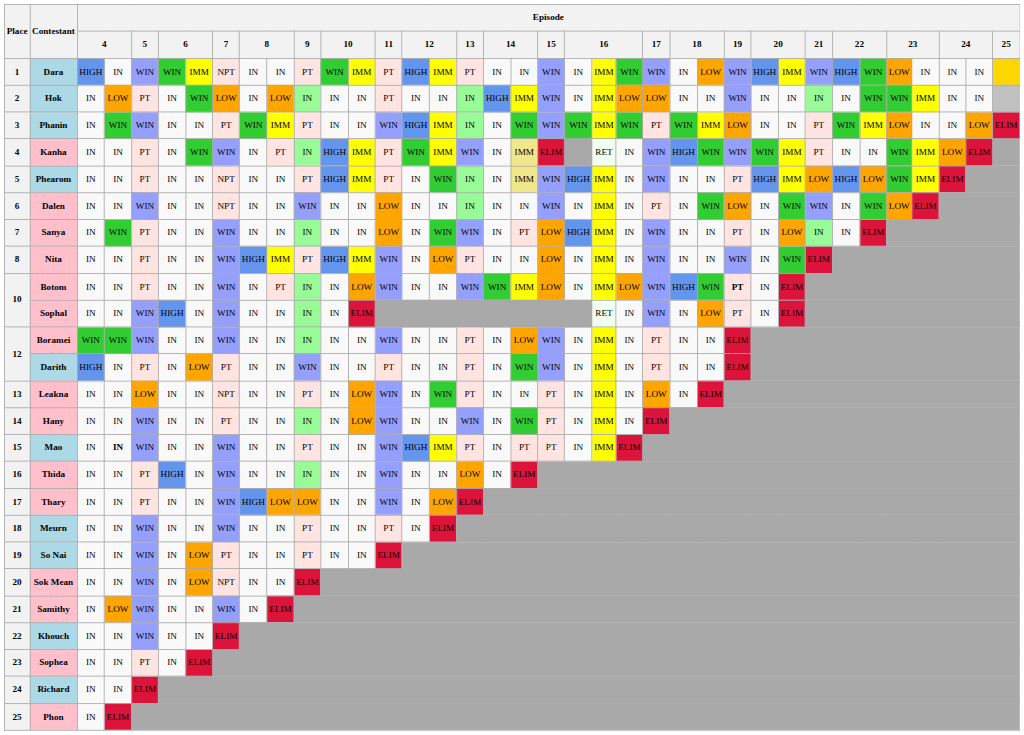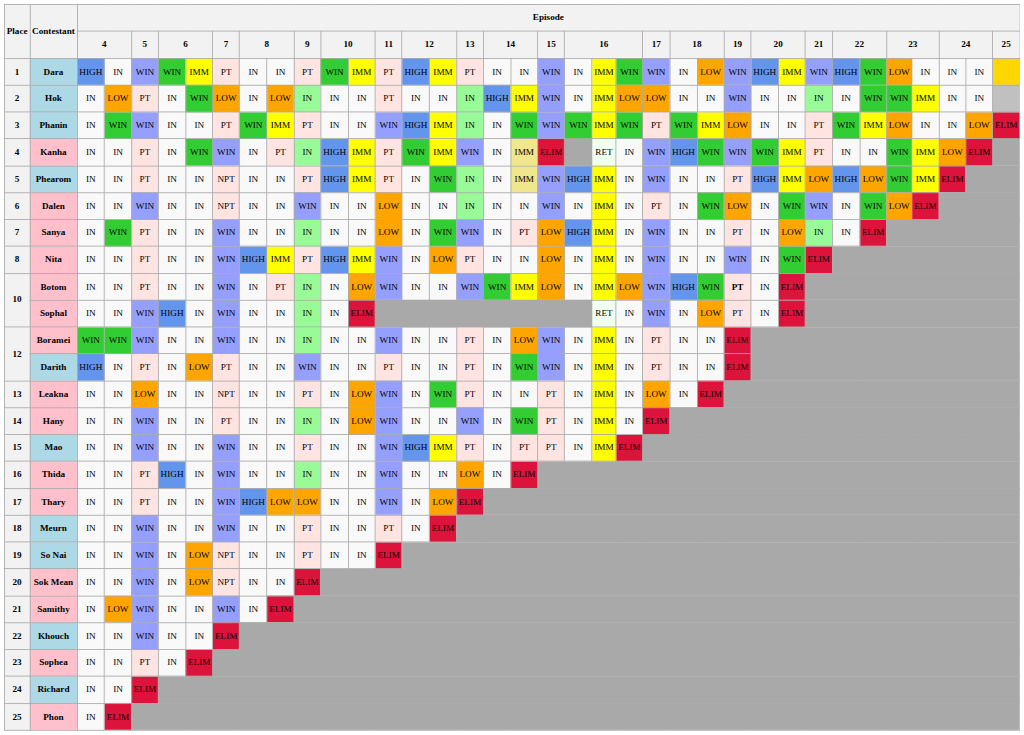(226, 71) NPT -> (226, 71) PT
(118, 447) bold -> (118, 447) normal
(226, 555) PT -> (226, 555) NPT
